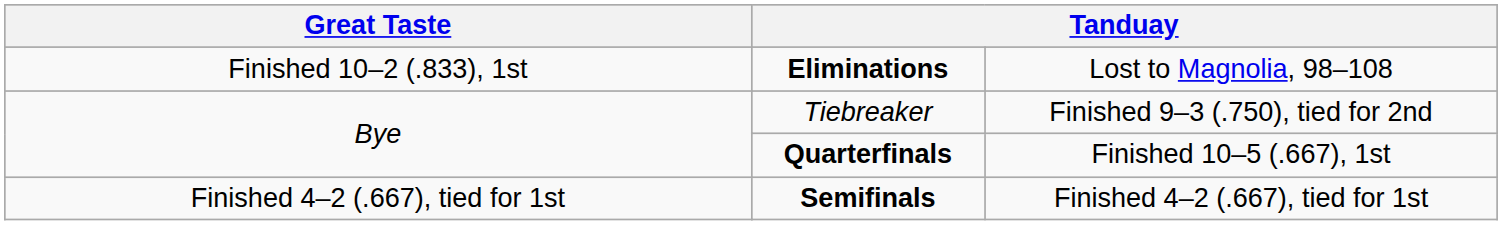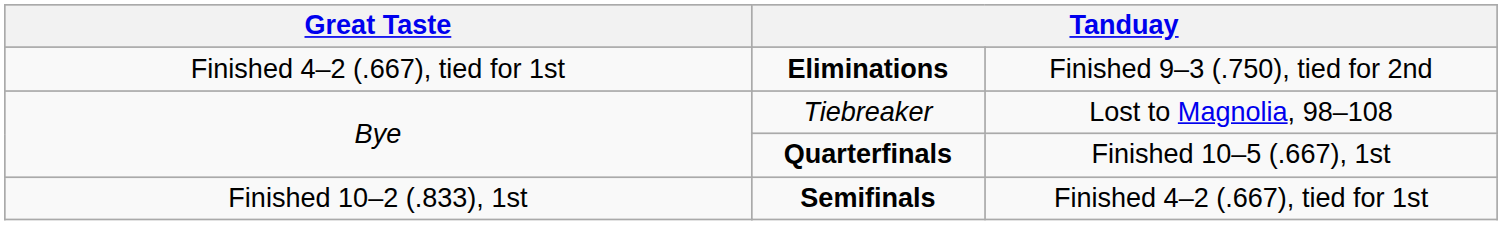(378, 68) Finished 10–2 (.833), 1st -> (378, 68) Finished 4–2 (.667), tied for 1st
(1241, 68) Lost to Magnolia, 98–108 -> (1241, 68) Finished 9–3 (.750), tied for 2nd
(1241, 111) Finished 9–3 (.750), tied for 2nd -> (1241, 111) Lost to Magnolia, 98–108
(378, 197) Finished 4–2 (.667), tied for 1st -> (378, 197) Finished 10–2 (.833), 1st
